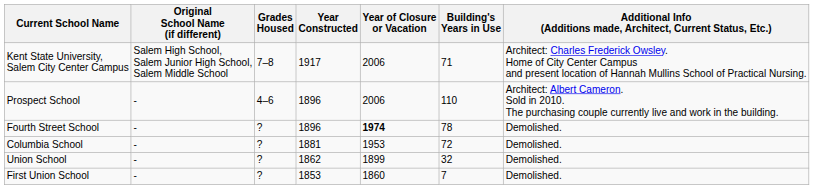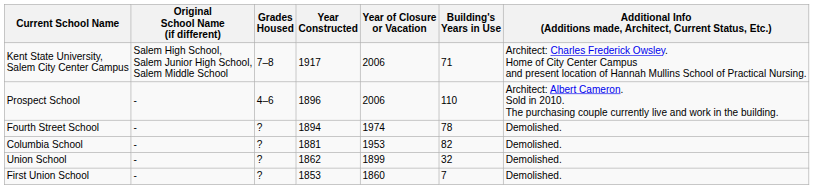(310, 128) 1896 -> (310, 128) 1894
(374, 128) bold -> (374, 128) normal
(447, 144) 72 -> (447, 144) 82
